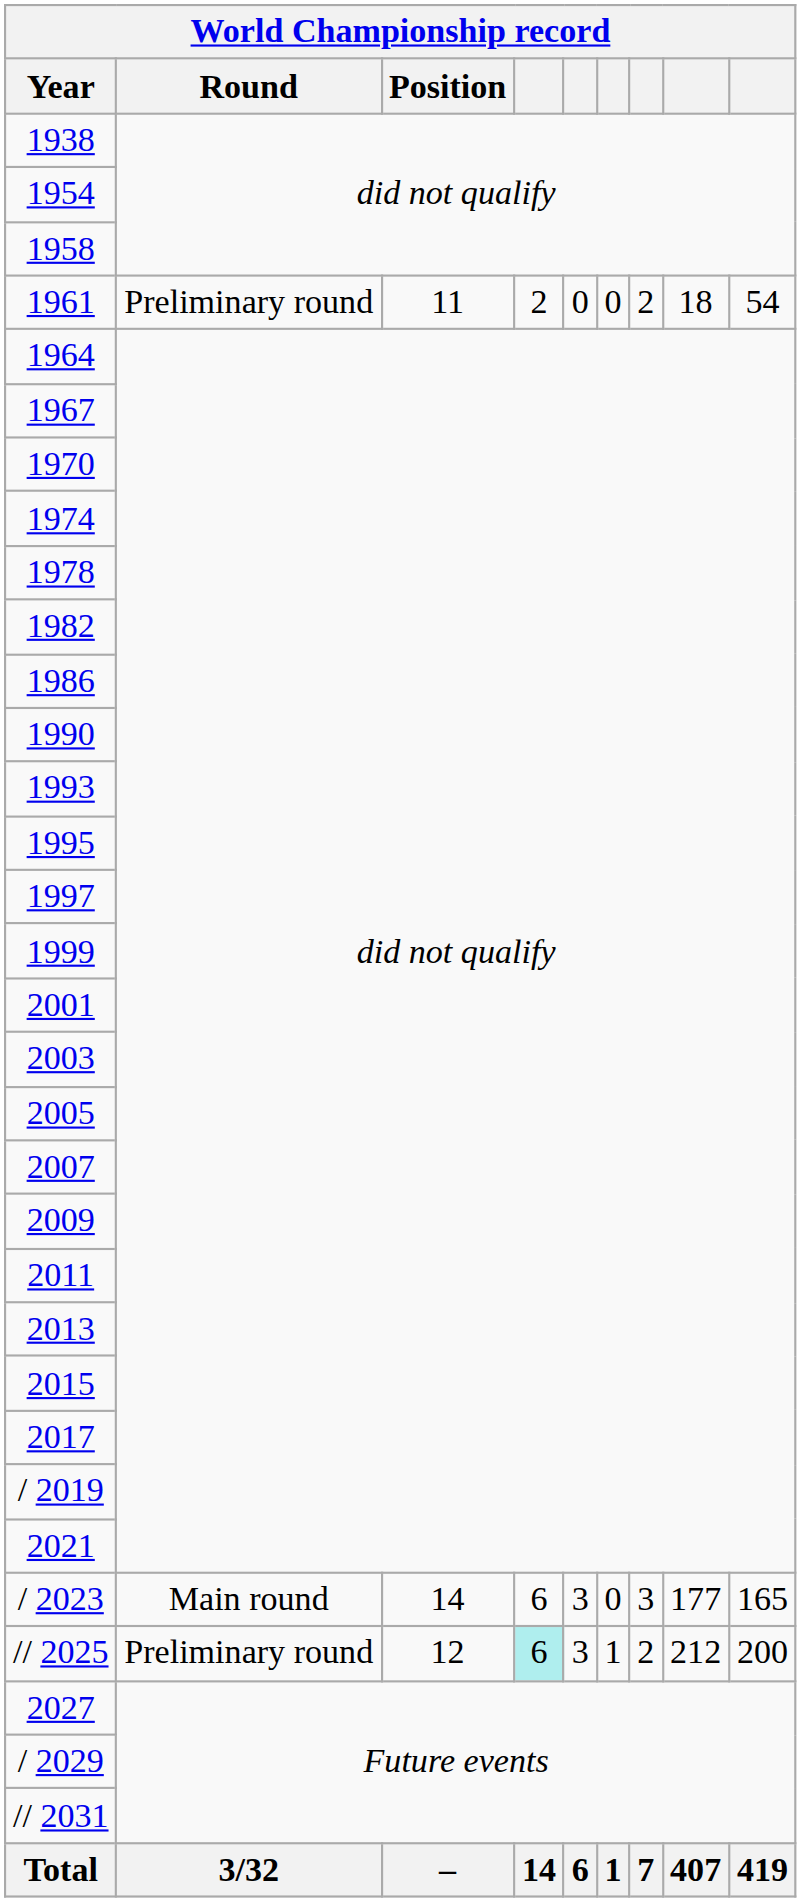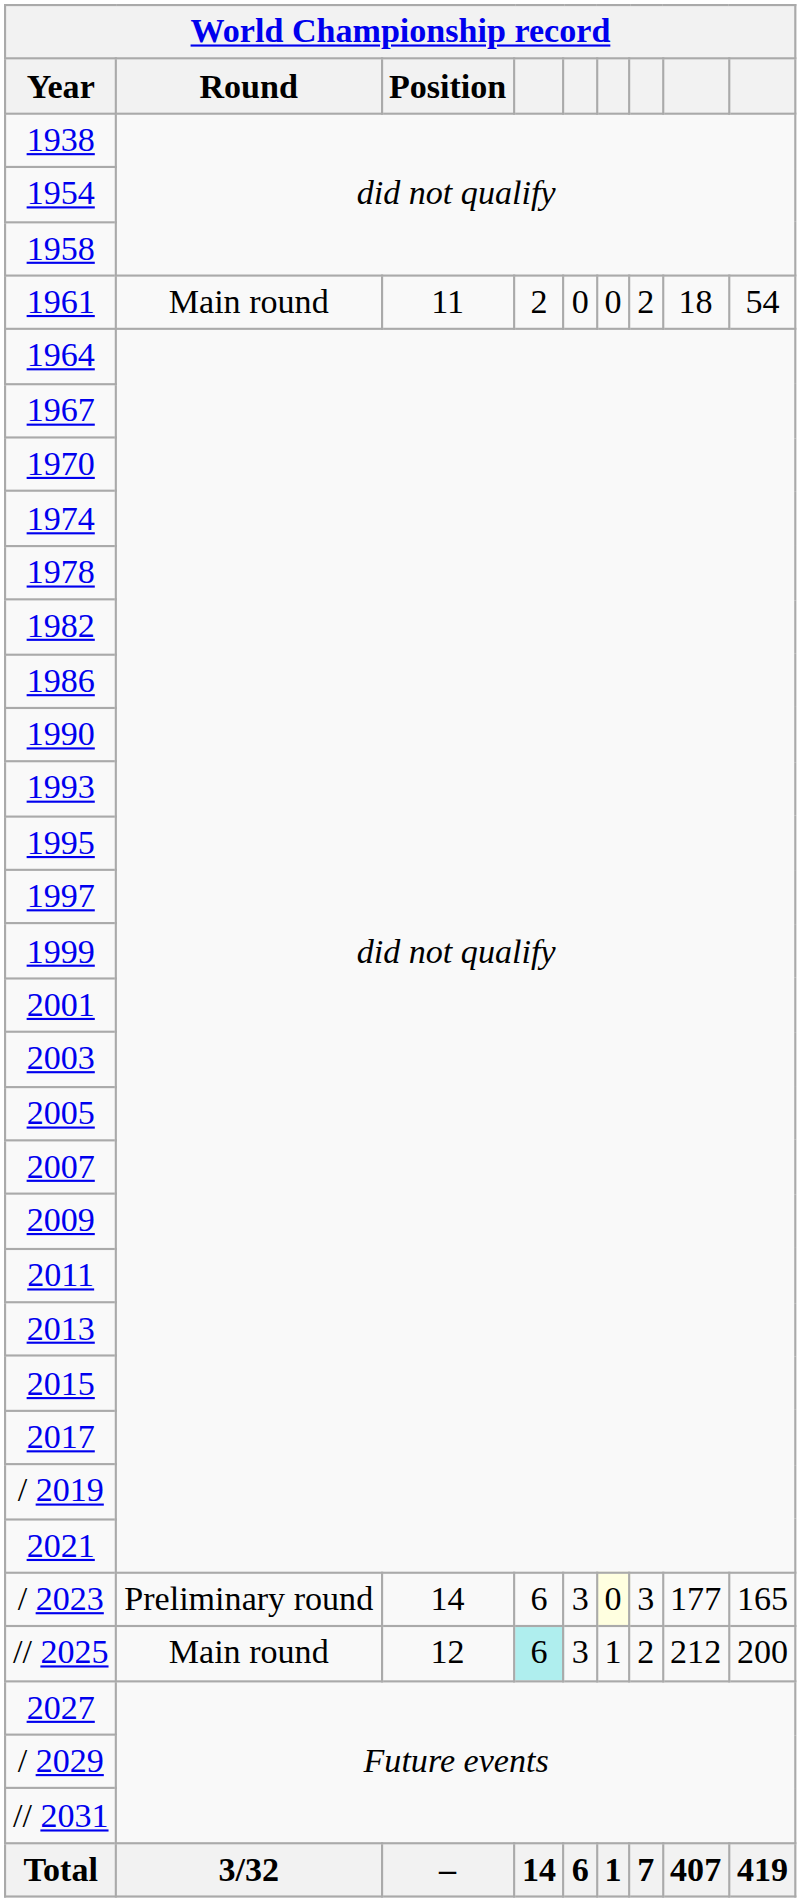(249, 301) Preliminary round -> (249, 301) Main round
(249, 1598) Main round -> (249, 1598) Preliminary round
(613, 1598) no background -> (613, 1598) lightyellow background
(249, 1652) Preliminary round -> (249, 1652) Main round
